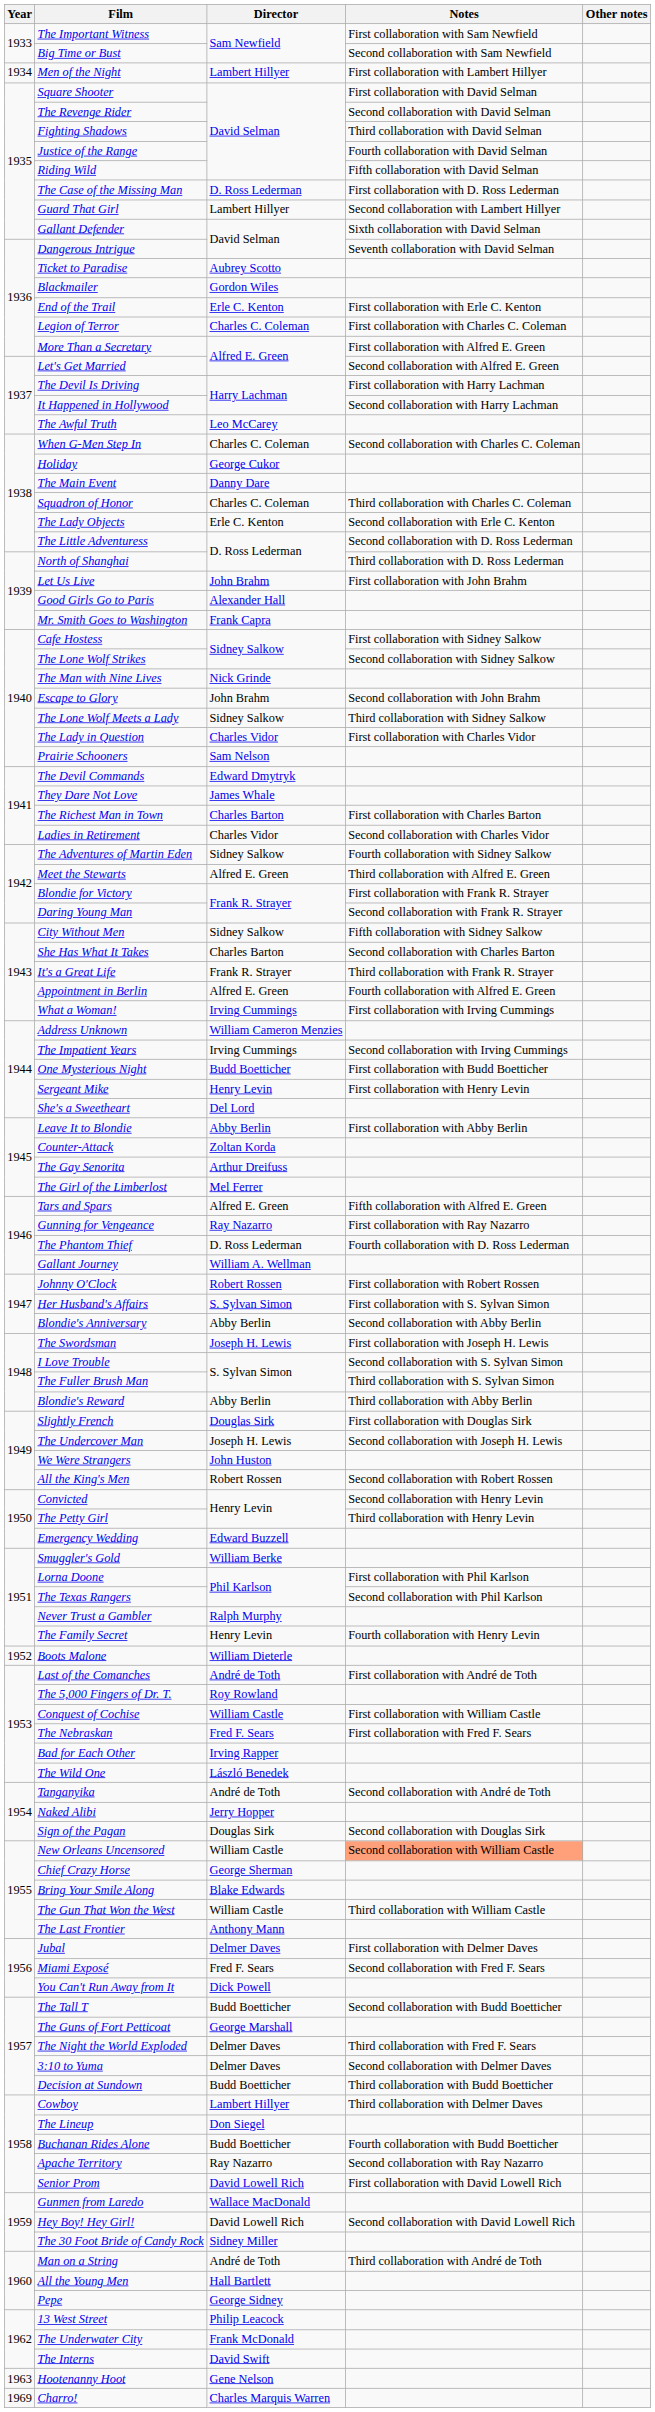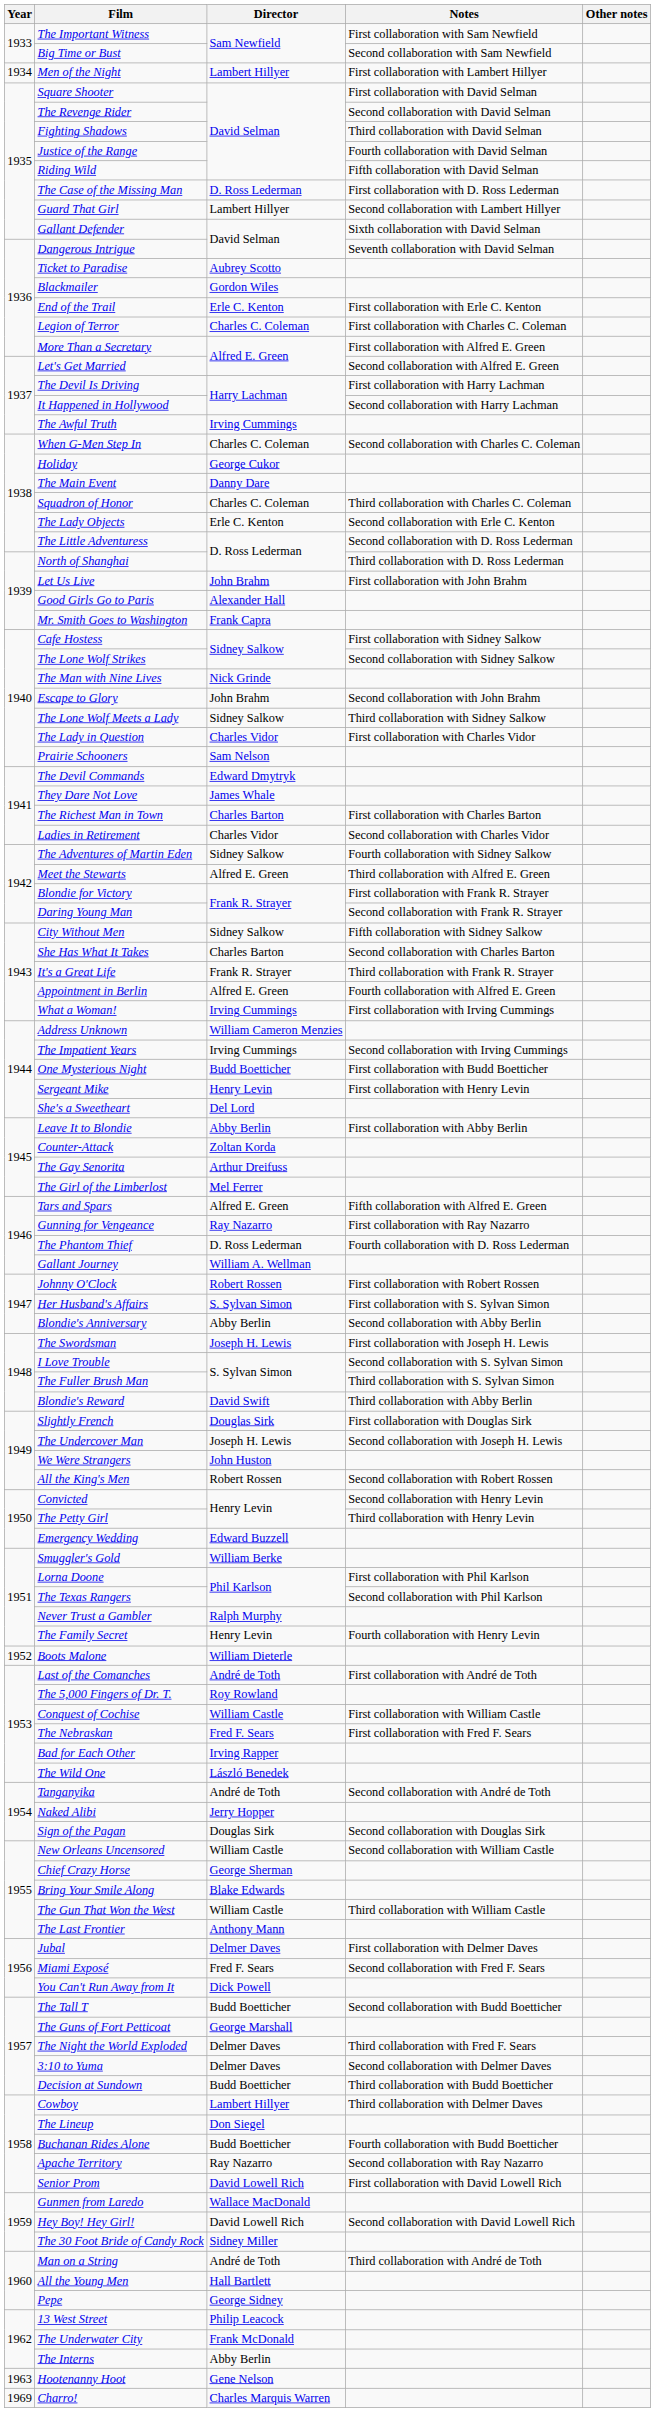(244, 424) Leo McCarey -> (253, 424) Irving Cummings
(240, 1401) Abby Berlin -> (239, 1401) David Swift
(451, 1850) lightsalmon background -> (451, 1850) no background
(239, 2358) David Swift -> (240, 2358) Abby Berlin
